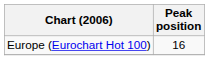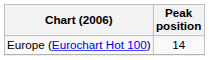(179, 45) 16 -> (179, 45) 14
